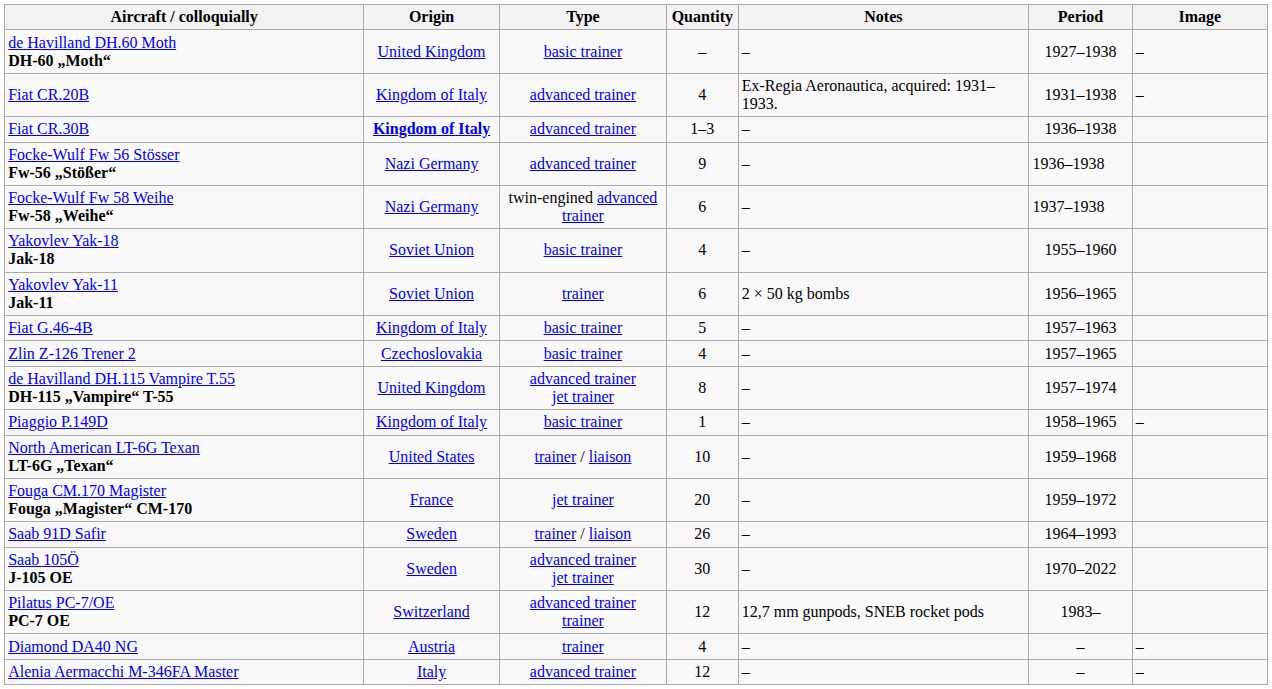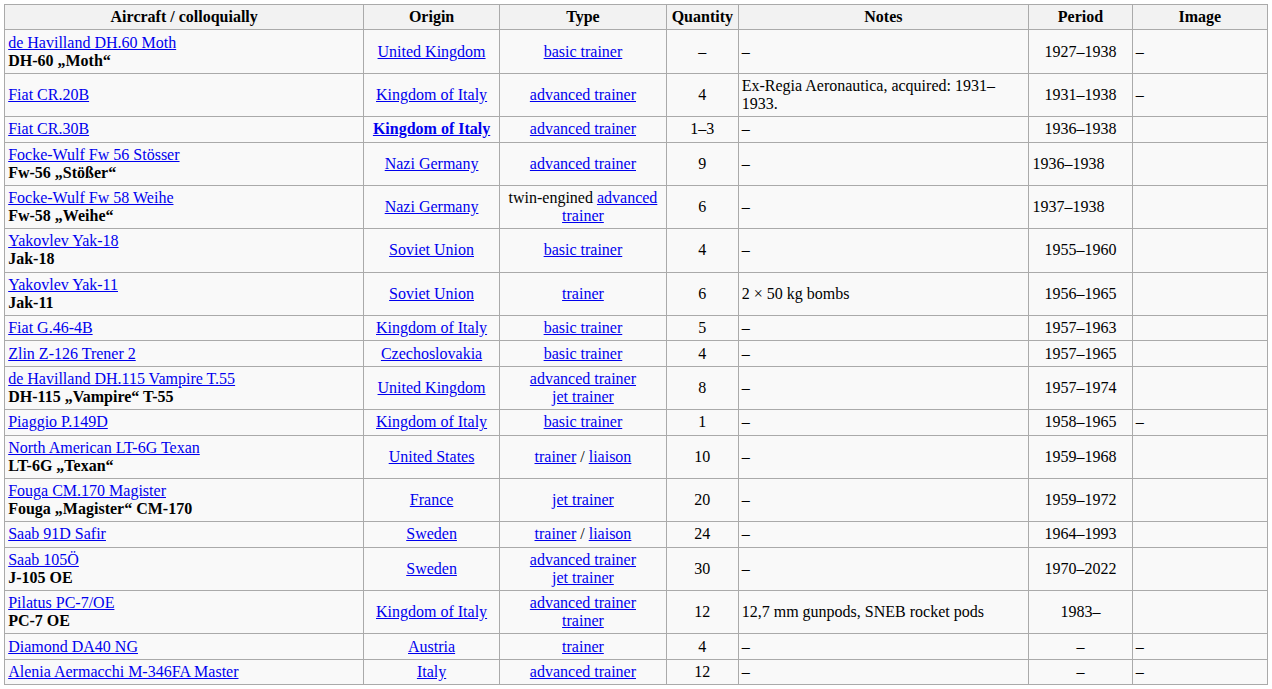(702, 534) 26 -> (702, 534) 24
(432, 612) Switzerland -> (432, 612) Kingdom of Italy
